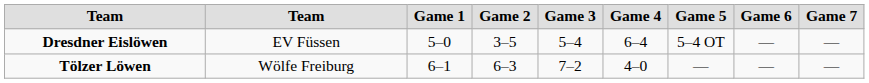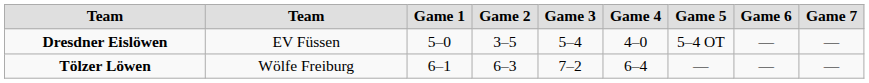(636, 41) 6–4 -> (636, 41) 4–0
(636, 66) 4–0 -> (636, 66) 6–4
